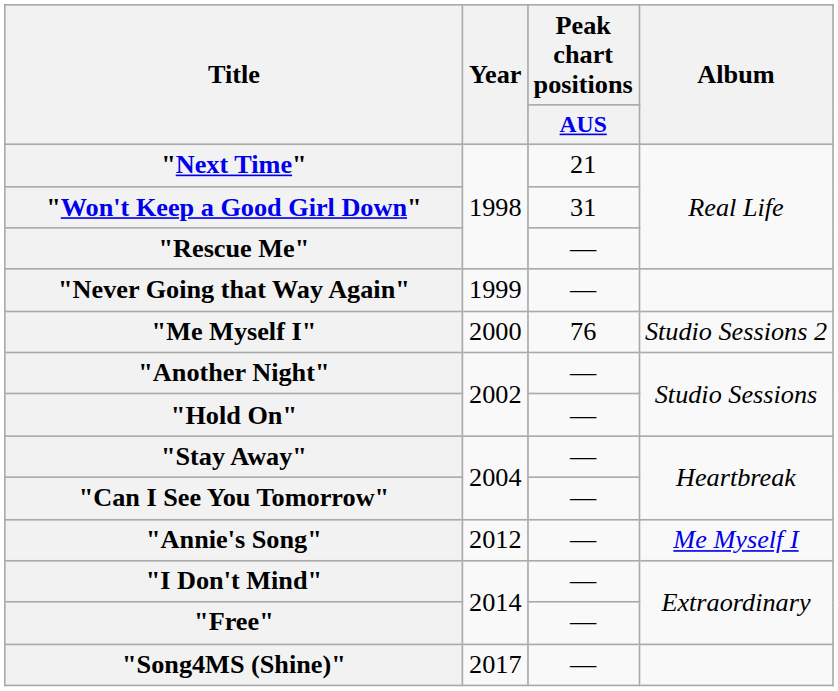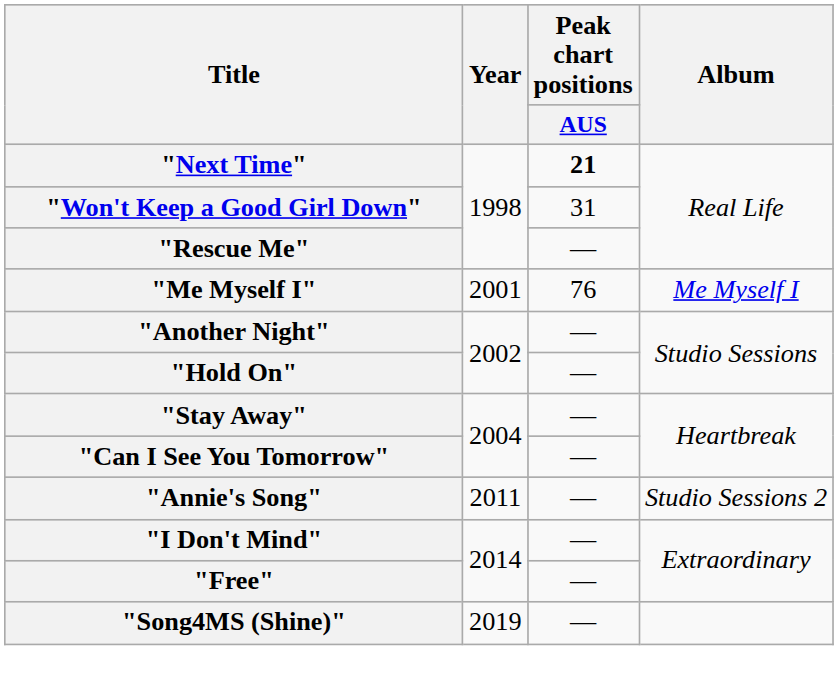(583, 164) normal -> (583, 164) bold
- row: (234, 289)
(495, 331) 2000 -> (495, 289) 2001
(736, 331) Studio Sessions 2 -> (736, 289) Me Myself I
(495, 539) 2012 -> (495, 497) 2011
(736, 539) Me Myself I -> (736, 497) Studio Sessions 2
(495, 664) 2017 -> (495, 622) 2019
